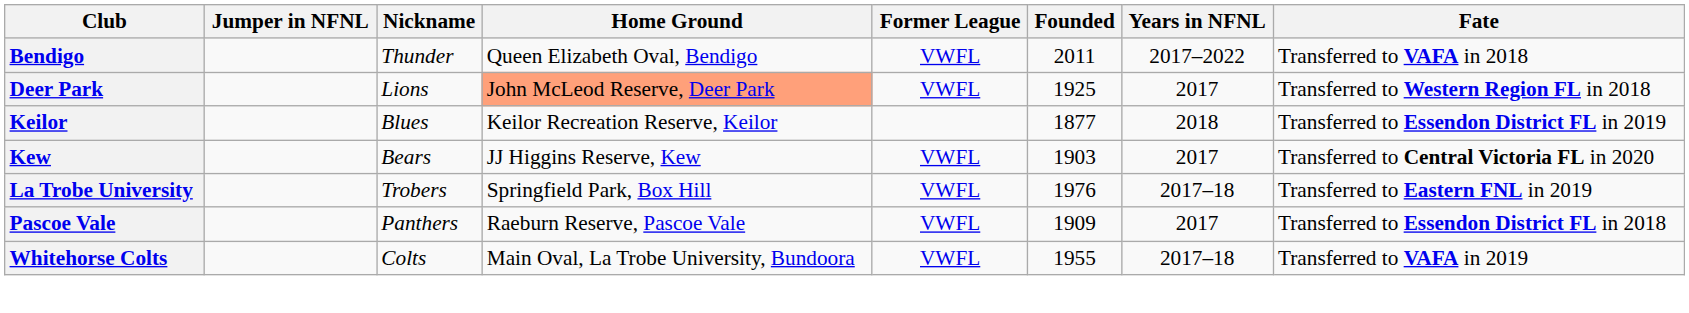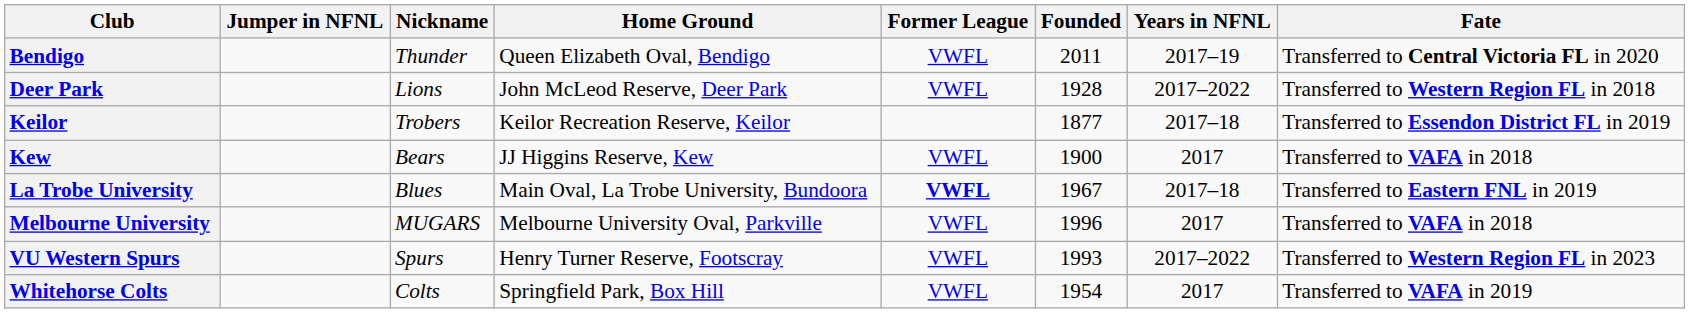(1197, 55) 2017–2022 -> (1202, 55) 2017–19
(1403, 55) Transferred to VAFA in 2018 -> (1470, 55) Transferred to Central Victoria FL in 2020
(631, 88) lightsalmon background -> (643, 88) no background
(1075, 88) 1925 -> (1081, 88) 1928
(1197, 88) 2017 -> (1202, 88) 2017–2022
(405, 122) Blues -> (428, 122) Trobers
(1197, 122) 2018 -> (1202, 122) 2017–18
(1075, 156) 1903 -> (1081, 156) 1900
(1466, 156) Transferred to Central Victoria FL in 2020 -> (1407, 156) Transferred to VAFA in 2018
(414, 190) Trobers -> (419, 190) Blues
(599, 190) Springfield Park, Box Hill -> (683, 190) Main Oval, La Trobe University, Bundoora
(950, 190) normal -> (958, 190) bold
(1075, 190) 1976 -> (1081, 190) 1967
+ row: (110, 223)
- row: (62, 223)
+ row: (95, 257)
(671, 257) Main Oval, La Trobe University, Bundoora -> (612, 291) Springfield Park, Box Hill
(1075, 257) 1955 -> (1081, 291) 1954
(1197, 257) 2017–18 -> (1202, 291) 2017
